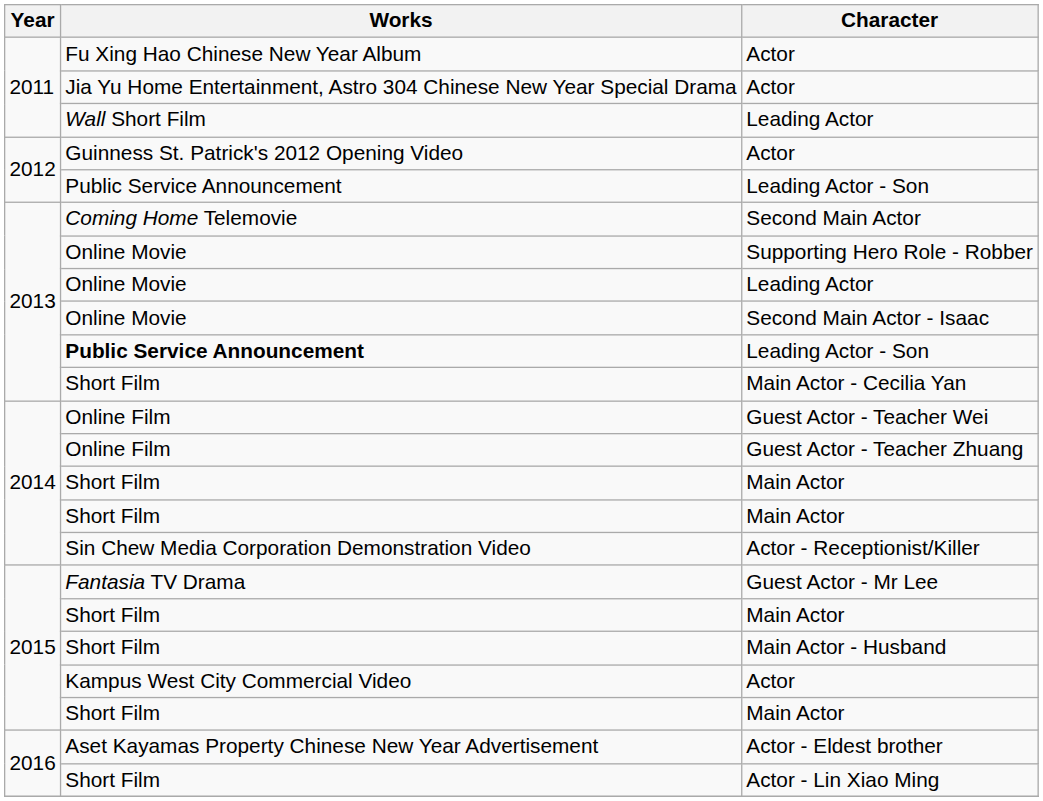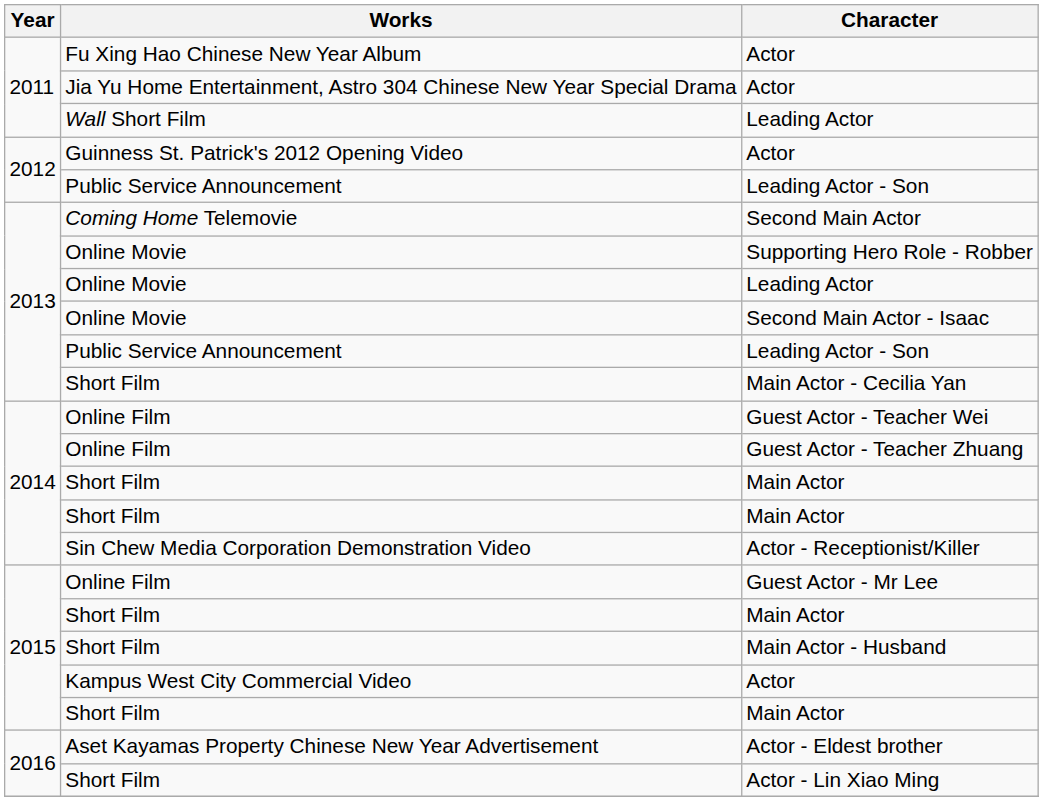(215, 350) bold -> (203, 350) normal
(155, 581) Fantasia TV Drama -> (118, 581) Online Film
